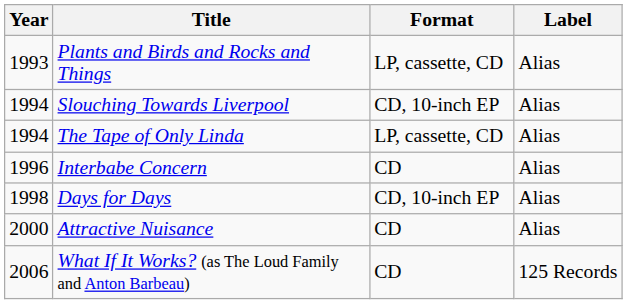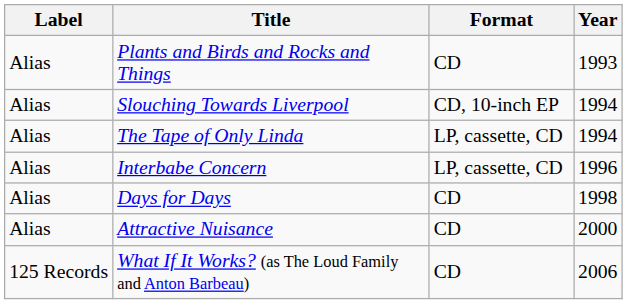columns swapped: (29, 20) <-> (568, 20)
(439, 62) LP, cassette, CD -> (447, 62) CD
(388, 167) CD -> (498, 167) LP, cassette, CD
(437, 198) CD, 10-inch EP -> (447, 198) CD
